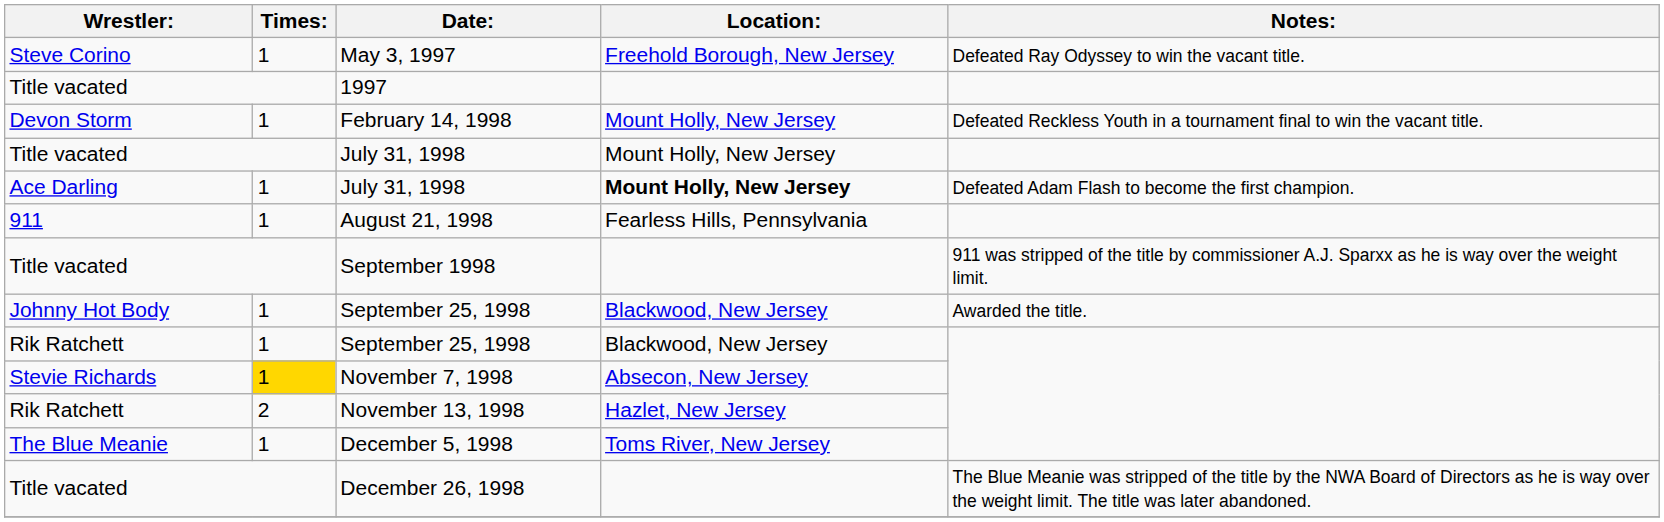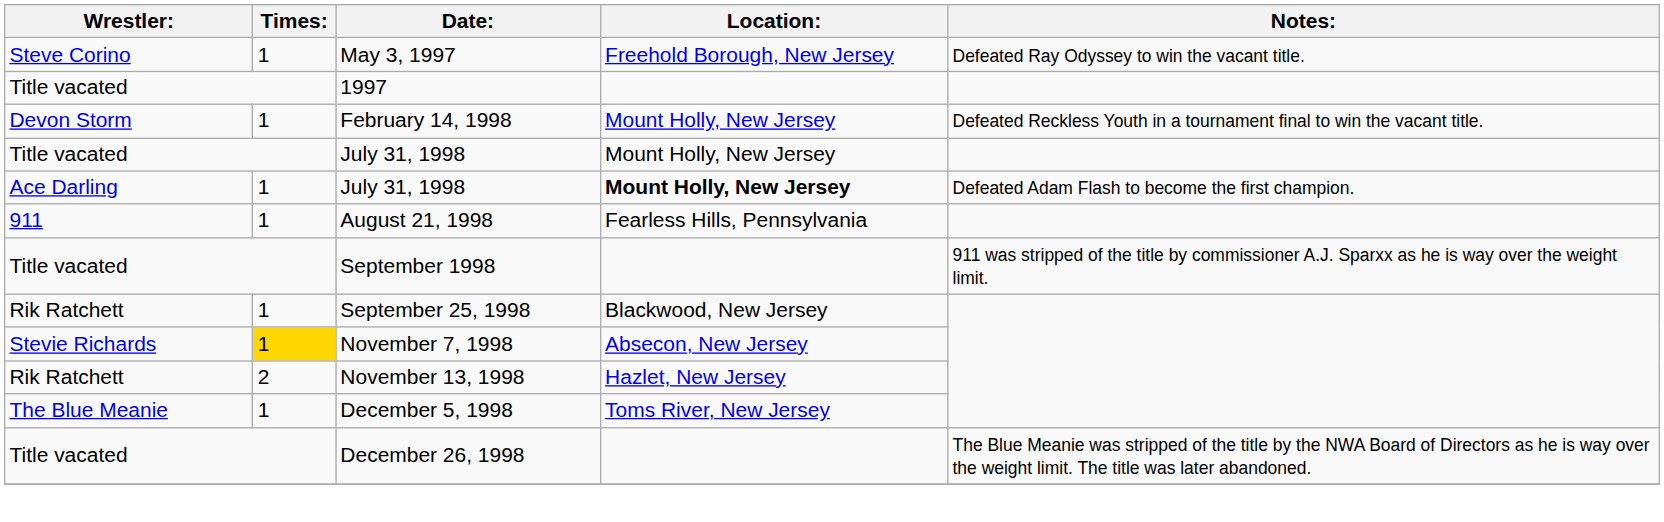- row: (89, 310)
